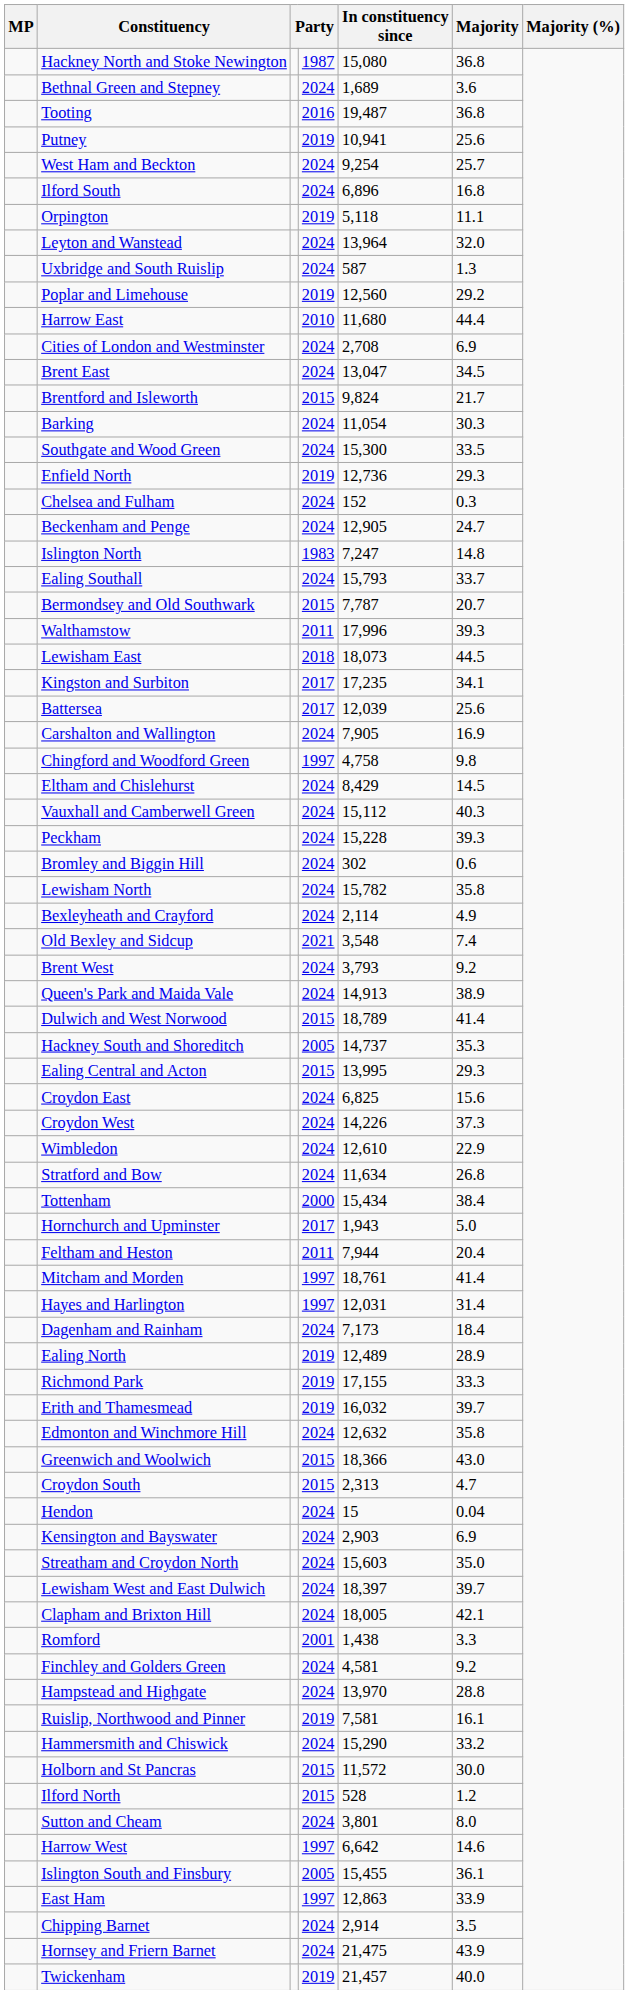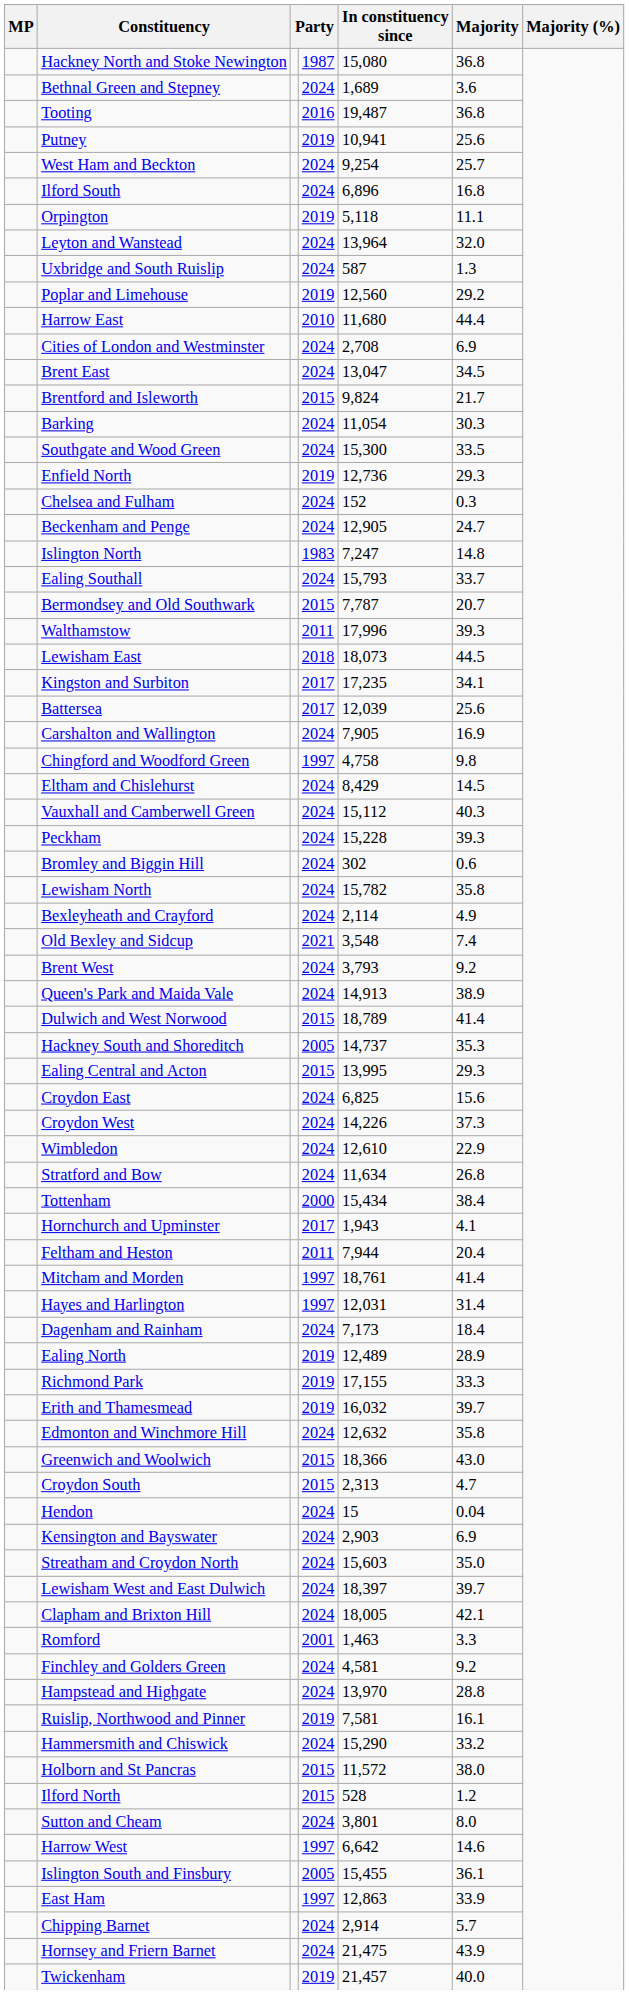(466, 1226) 5.0 -> (466, 1226) 4.1
(360, 1640) 1,438 -> (360, 1640) 1,463
(470, 1769) 30.0 -> (470, 1769) 38.0
(466, 1925) 3.5 -> (466, 1925) 5.7
